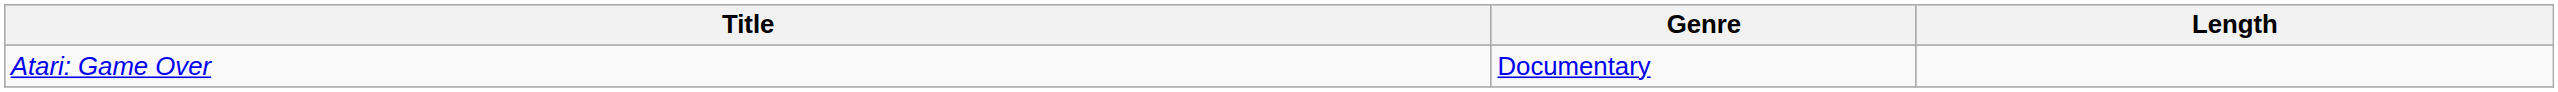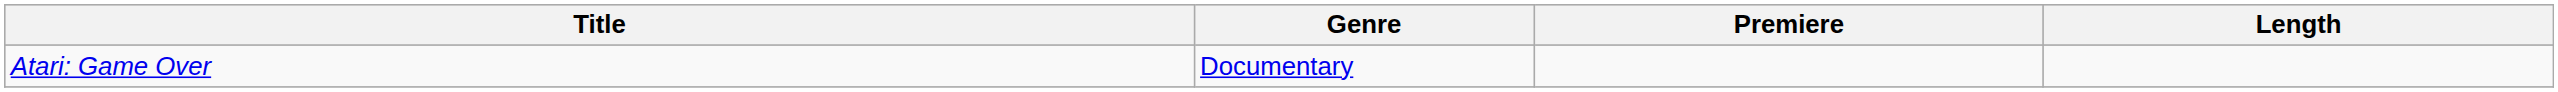+ column: (1789, 24)
